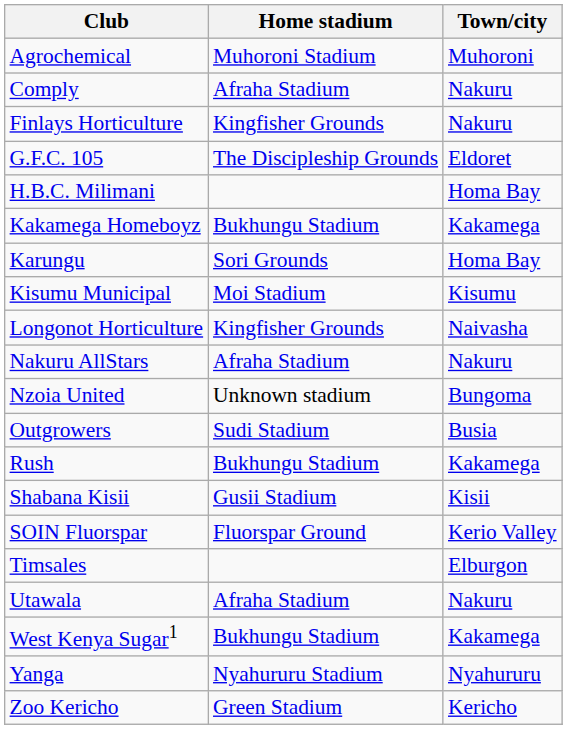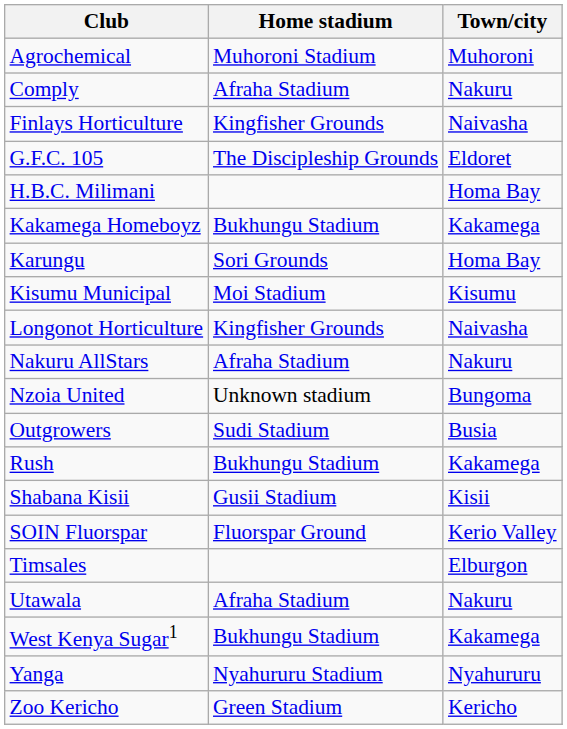(480, 123) Nakuru -> (488, 123) Naivasha
